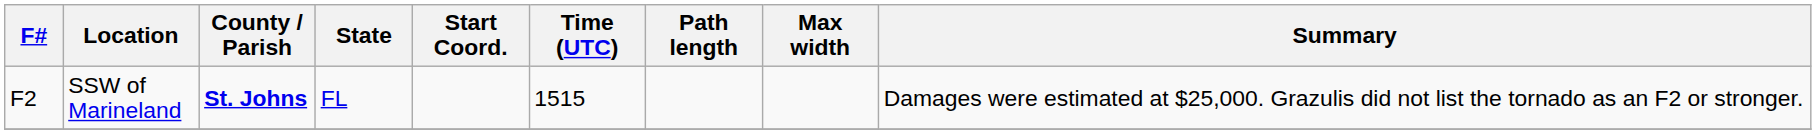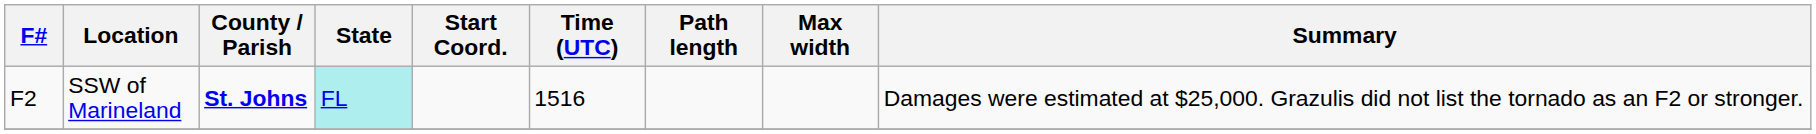(334, 97) no background -> (334, 97) paleturquoise background
(560, 97) 1515 -> (560, 97) 1516
